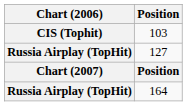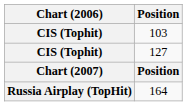(69, 52) Russia Airplay (TopHit) -> (69, 52) CIS (Tophit)
